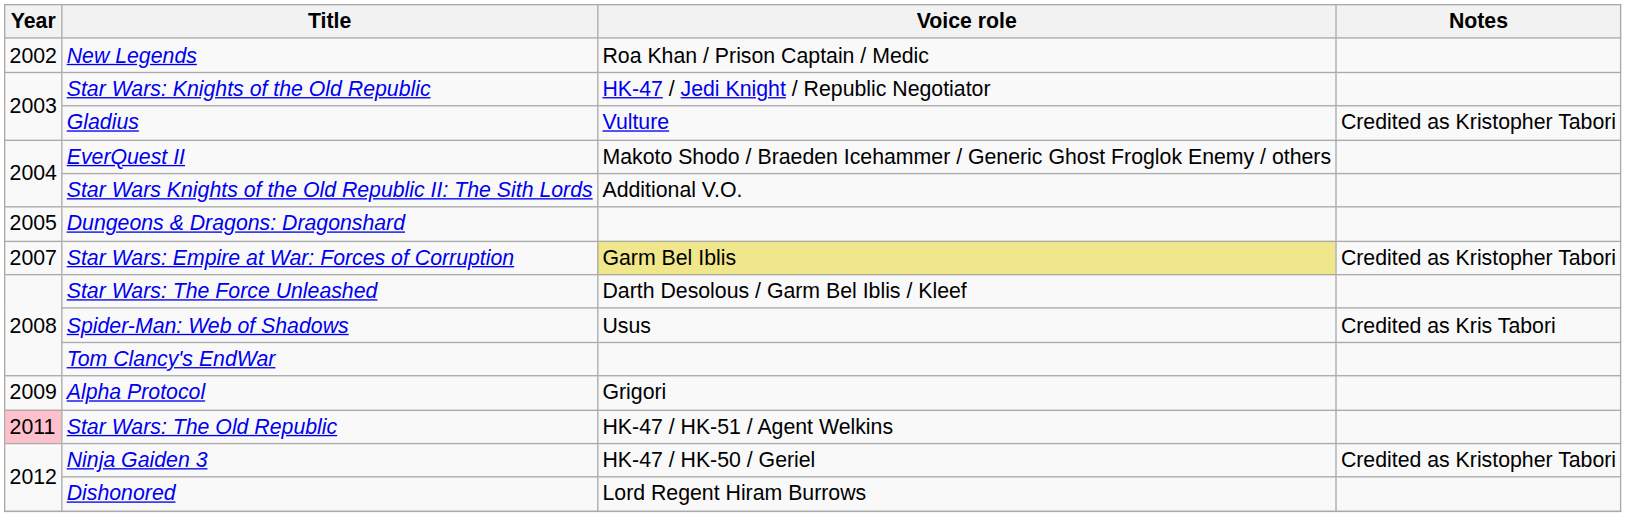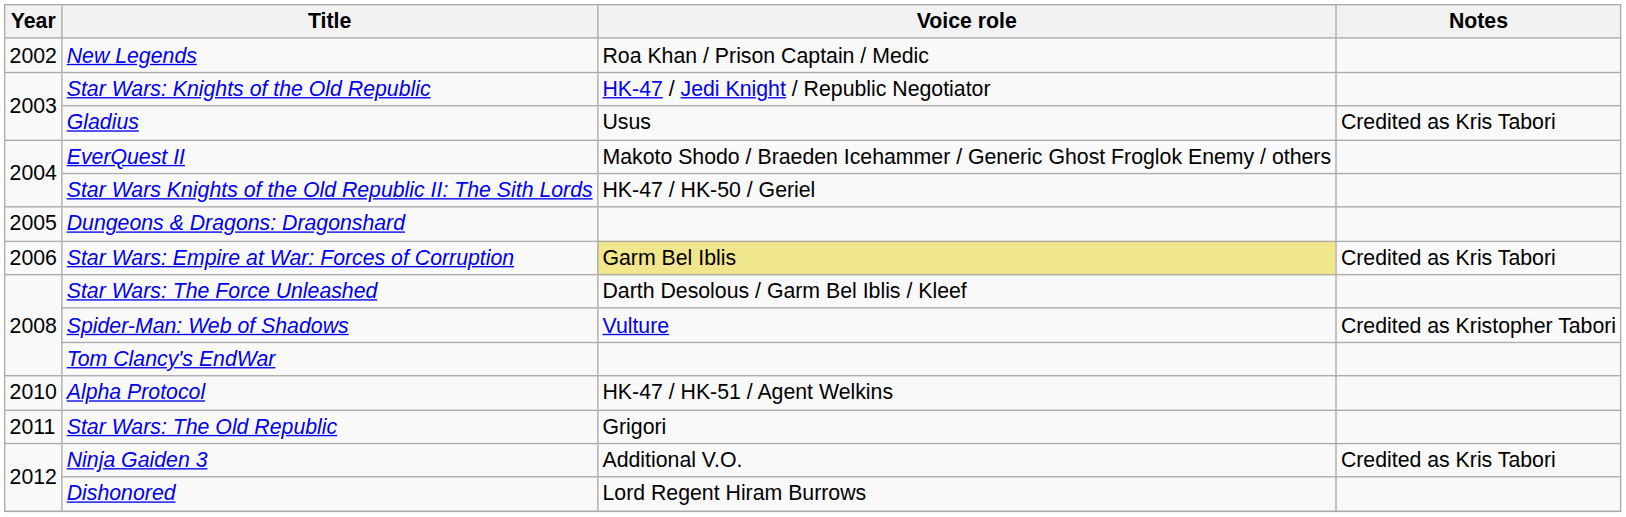(636, 122) Vulture -> (627, 122) Usus
(1478, 122) Credited as Kristopher Tabori -> (1448, 122) Credited as Kris Tabori
(672, 190) Additional V.O. -> (709, 190) HK-47 / HK-50 / Geriel
(33, 257) 2007 -> (33, 257) 2006
(1478, 257) Credited as Kristopher Tabori -> (1448, 257) Credited as Kris Tabori
(627, 325) Usus -> (636, 325) Vulture
(1448, 325) Credited as Kris Tabori -> (1478, 325) Credited as Kristopher Tabori
(33, 392) 2009 -> (33, 392) 2010
(634, 392) Grigori -> (748, 392) HK-47 / HK-51 / Agent Welkins
(32, 426) pink background -> (32, 426) no background
(748, 426) HK-47 / HK-51 / Agent Welkins -> (634, 426) Grigori
(709, 460) HK-47 / HK-50 / Geriel -> (672, 460) Additional V.O.
(1478, 460) Credited as Kristopher Tabori -> (1448, 460) Credited as Kris Tabori
